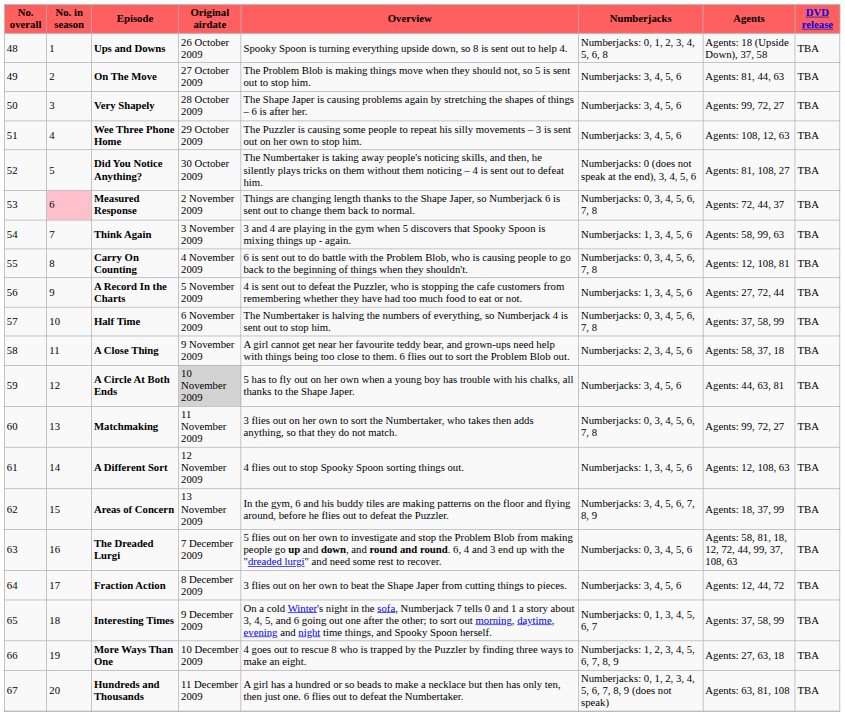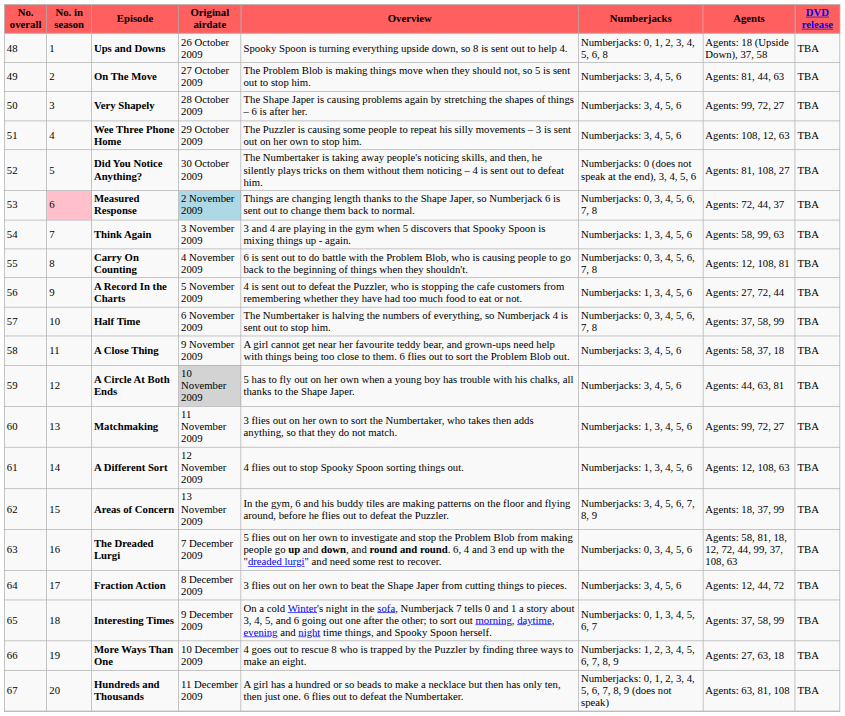(208, 205) no background -> (208, 205) lightblue background
(637, 350) Numberjacks: 2, 3, 4, 5, 6 -> (631, 350) Numberjacks: 3, 4, 5, 6
(638, 426) Numberjacks: 0, 3, 4, 5, 6, 7, 8 -> (637, 426) Numberjacks: 1, 3, 4, 5, 6
